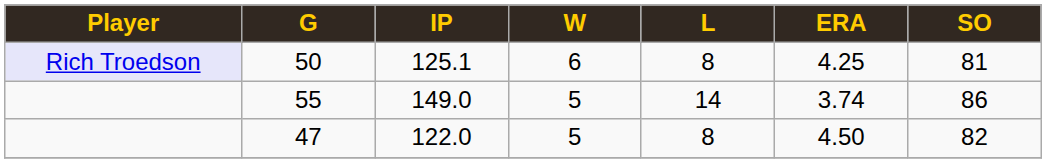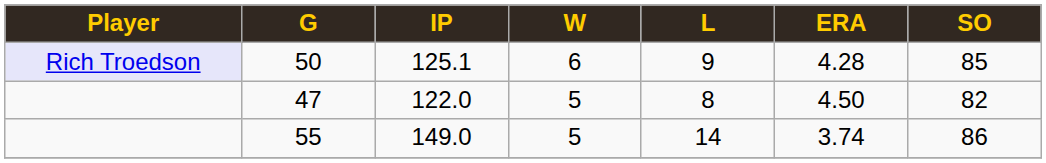(708, 61) 8 -> (708, 61) 9
(841, 61) 4.25 -> (841, 61) 4.28
(974, 61) 81 -> (974, 61) 85
rows swapped: (308, 99) <-> (308, 137)
